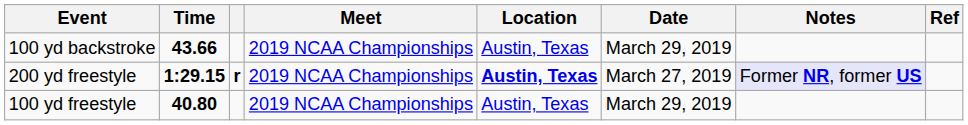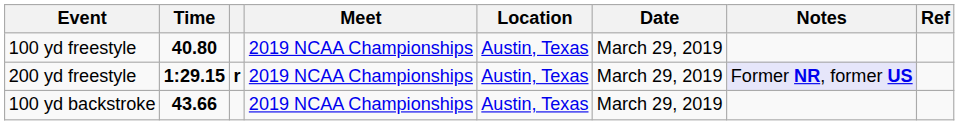rows swapped: (73, 104) <-> (82, 47)
(539, 76) bold -> (535, 76) normal
(669, 76) March 27, 2019 -> (660, 76) March 29, 2019
